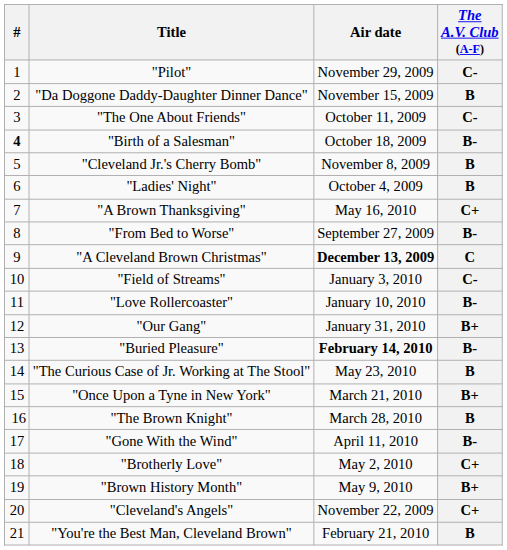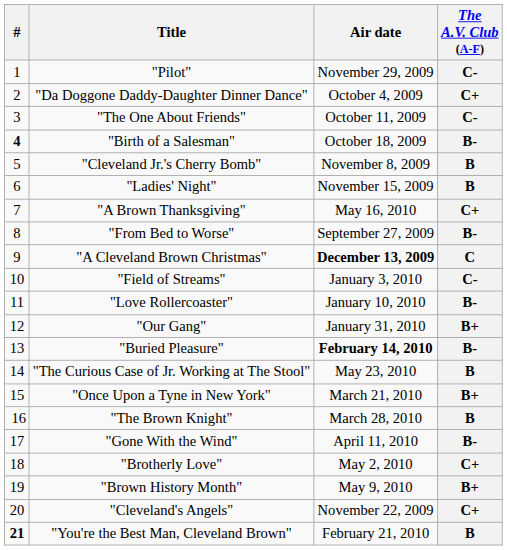(376, 94) November 15, 2009 -> (376, 94) October 4, 2009
(470, 94) B -> (470, 94) C+
(376, 187) October 4, 2009 -> (376, 187) November 15, 2009
(17, 533) normal -> (17, 533) bold
